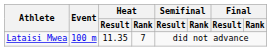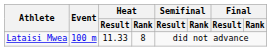(115, 39) 11.35 -> (115, 39) 11.33
(143, 39) 7 -> (143, 39) 8
